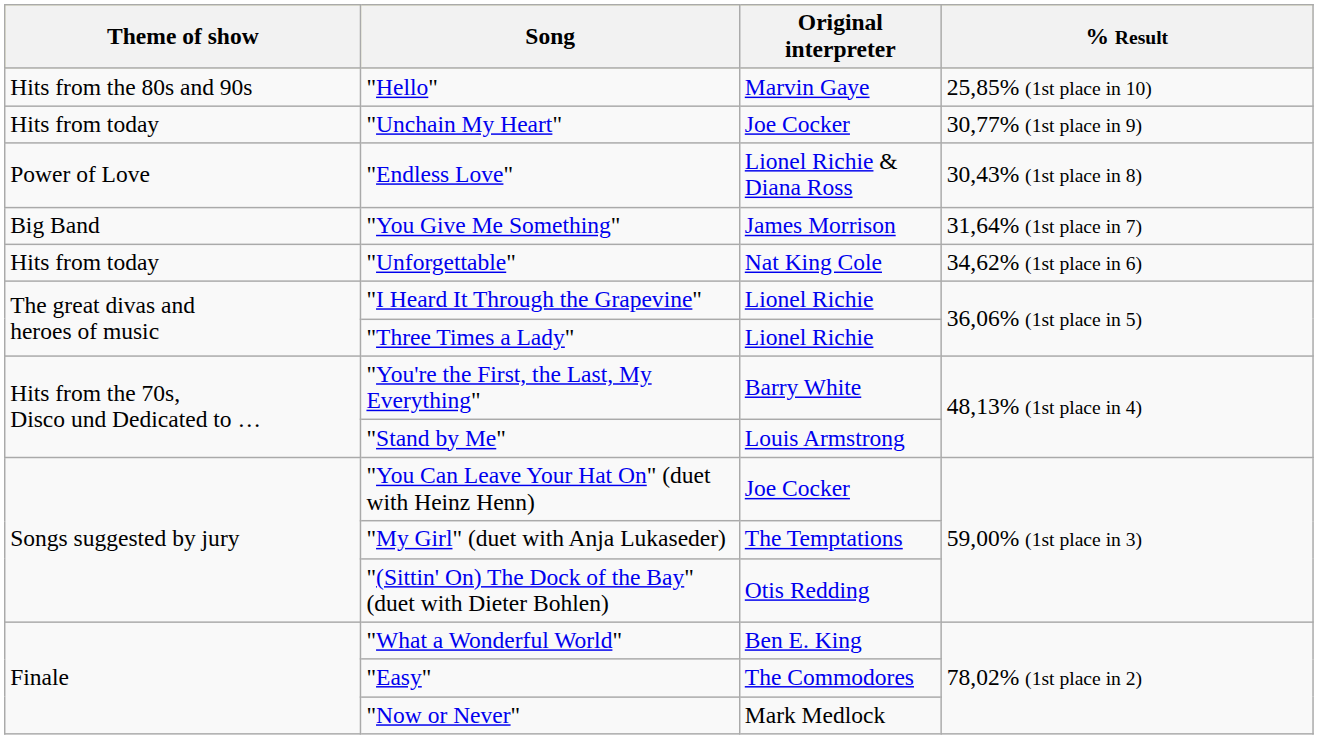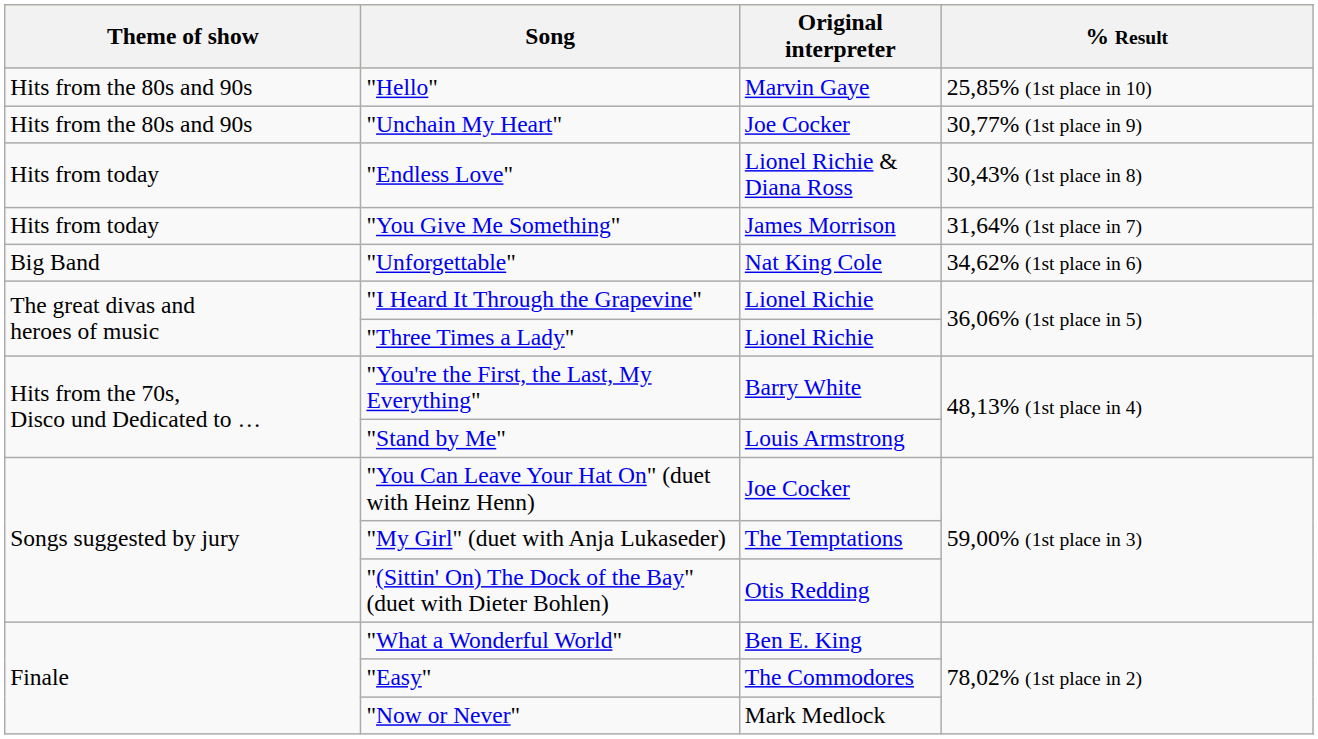(85, 124) Hits from today -> (131, 124) Hits from the 80s and 90s
(80, 174) Power of Love -> (85, 174) Hits from today
(55, 225) Big Band -> (85, 225) Hits from today
(85, 262) Hits from today -> (55, 262) Big Band
